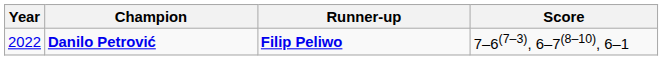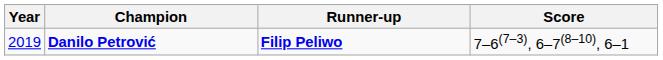(24, 42) 2022 -> (24, 42) 2019
